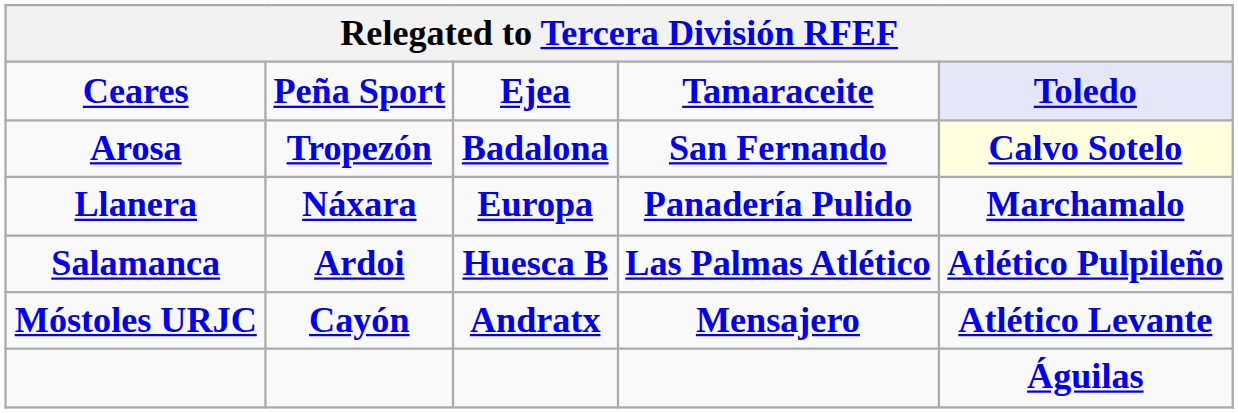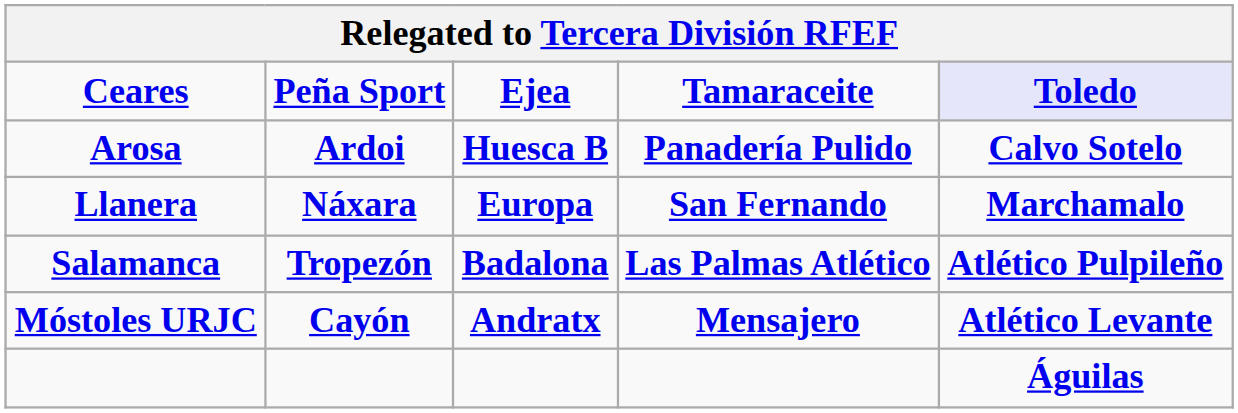(359, 147) Tropezón -> (359, 147) Ardoi
(535, 147) Badalona -> (535, 147) Huesca B
(778, 147) San Fernando -> (778, 147) Panadería Pulido
(1085, 147) lightyellow background -> (1085, 147) no background
(778, 205) Panadería Pulido -> (778, 205) San Fernando
(359, 262) Ardoi -> (359, 262) Tropezón
(535, 262) Huesca B -> (535, 262) Badalona
